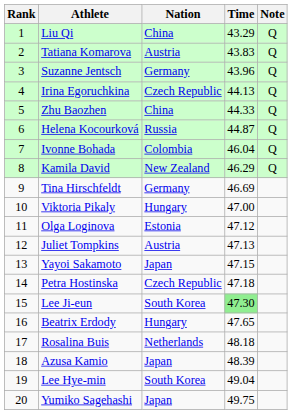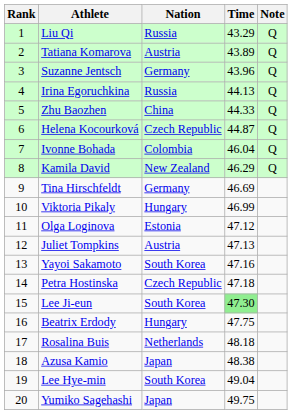(159, 33) China -> (161, 33) Russia
(241, 52) 43.83 -> (241, 52) 43.89
(183, 91) Czech Republic -> (161, 91) Russia
(161, 129) Russia -> (183, 129) Czech Republic
(241, 206) 47.00 -> (241, 206) 46.99
(158, 264) Japan -> (175, 264) South Korea
(241, 264) 47.15 -> (241, 264) 47.16
(241, 322) 47.65 -> (241, 322) 47.75
(241, 361) 48.39 -> (241, 361) 48.38
